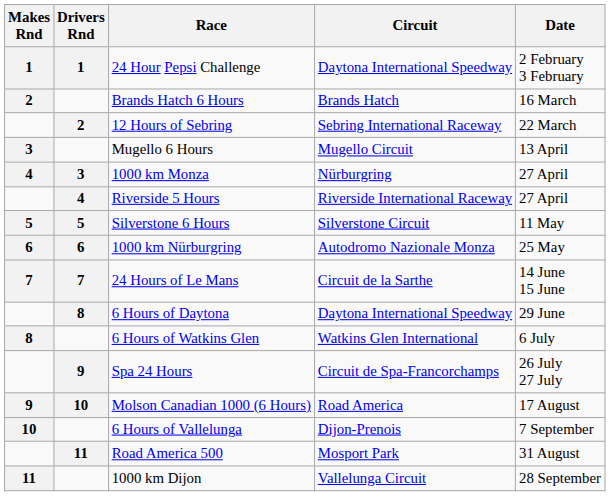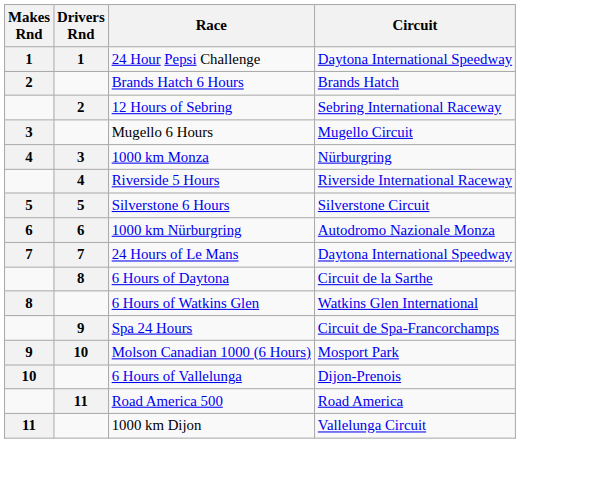- column: (560, 25)
(375, 281) Circuit de la Sarthe -> (415, 254) Daytona International Speedway
(415, 314) Daytona International Speedway -> (375, 279) Circuit de la Sarthe
(360, 405) Road America -> (358, 352) Mosport Park
(358, 454) Mosport Park -> (360, 401) Road America
